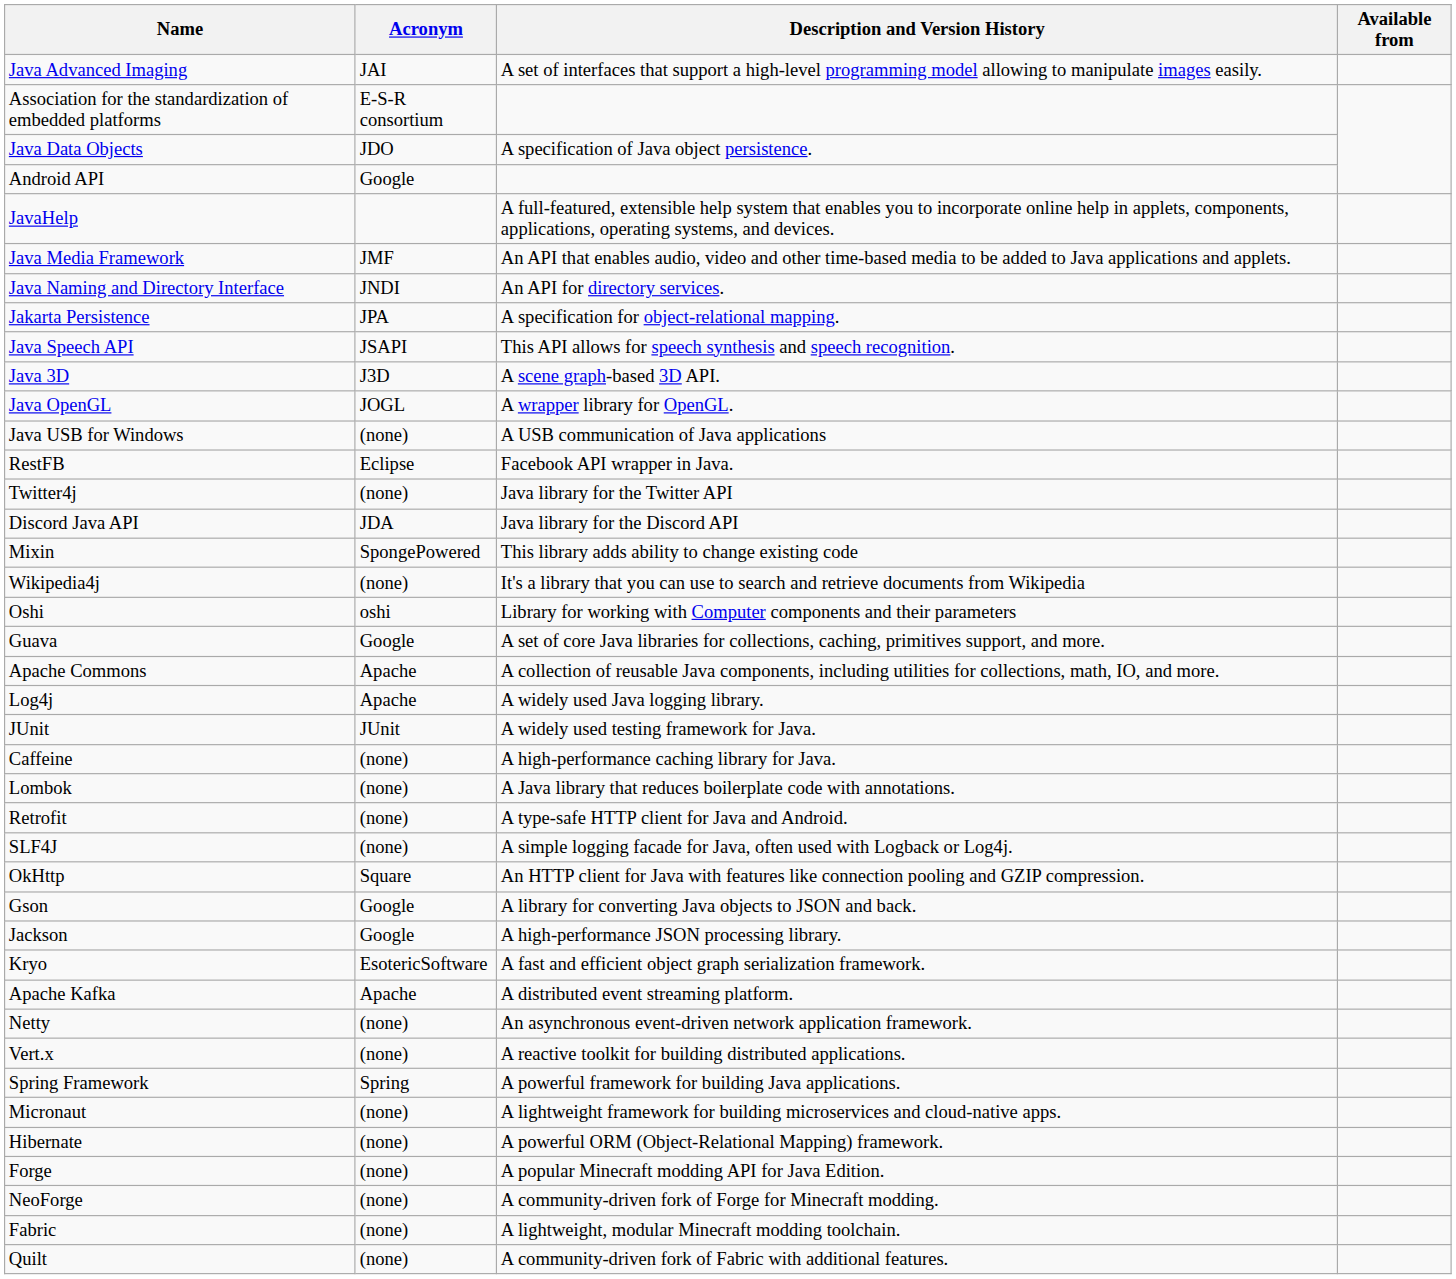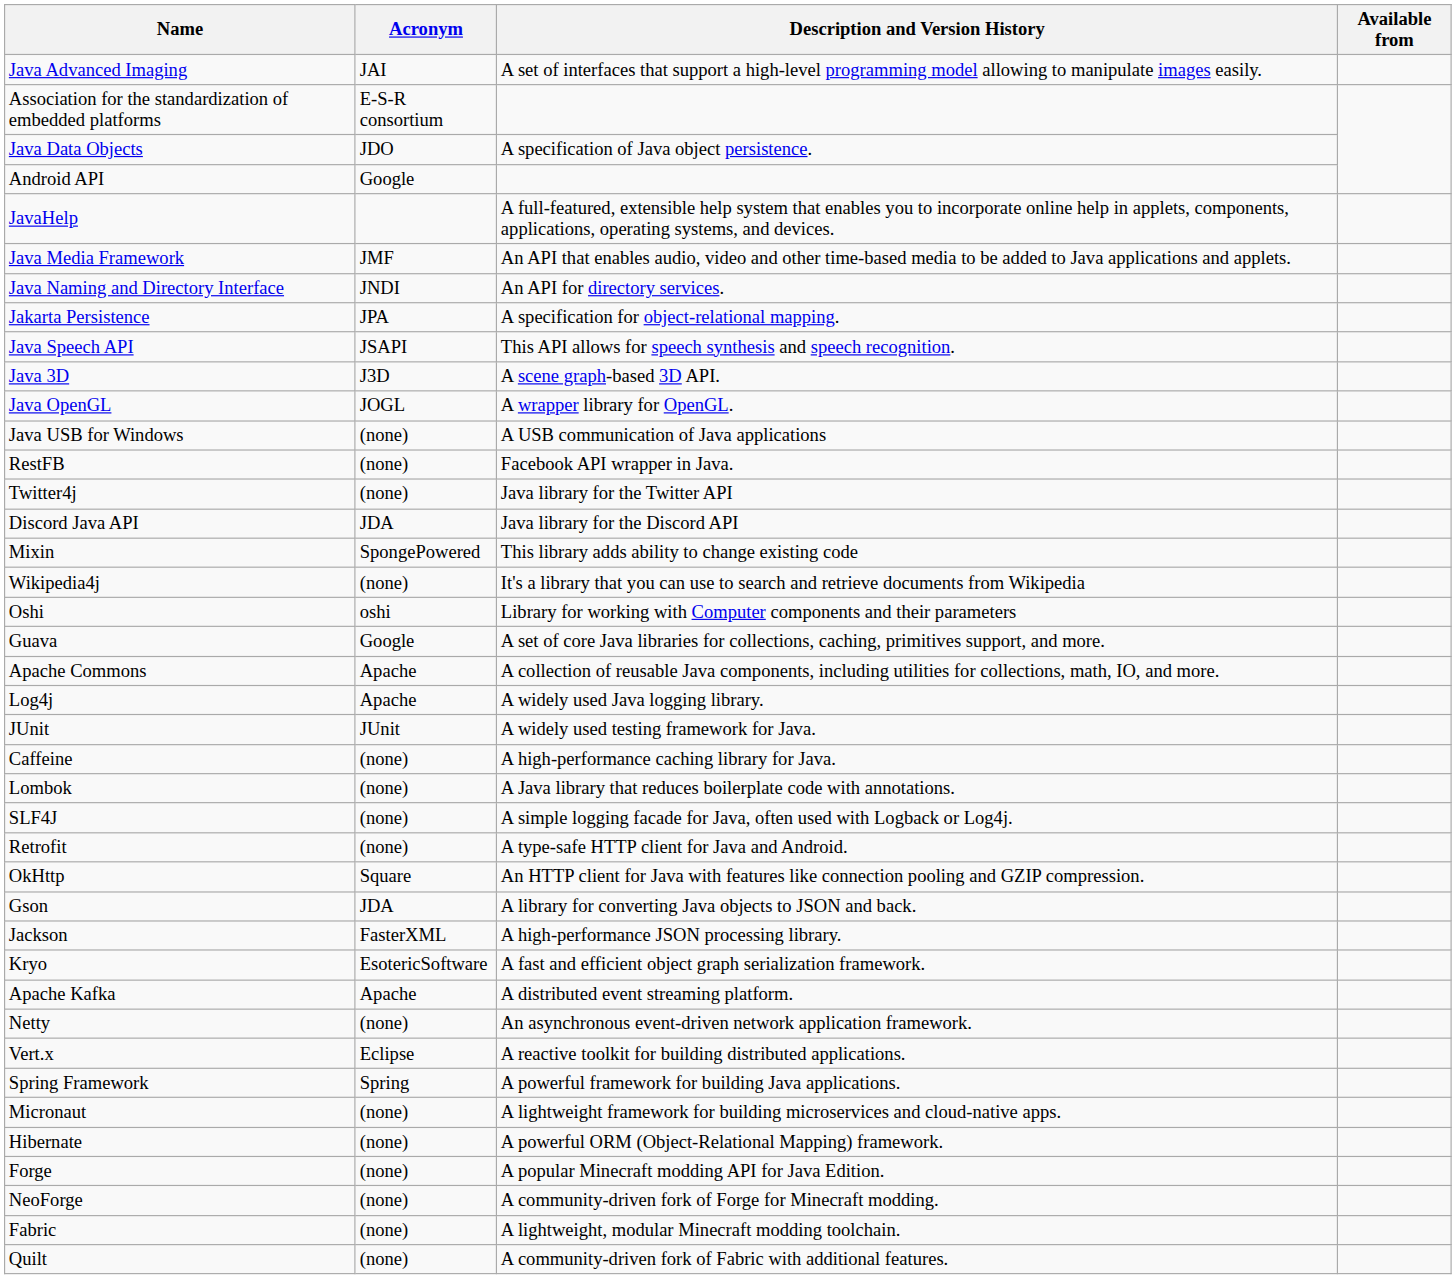(387, 464) Eclipse -> (384, 464) (none)
rows swapped: (33, 847) <-> (38, 817)
(387, 906) Google -> (377, 906) JDA
(387, 935) Google -> (403, 935) FasterXML
(384, 1053) (none) -> (387, 1053) Eclipse
